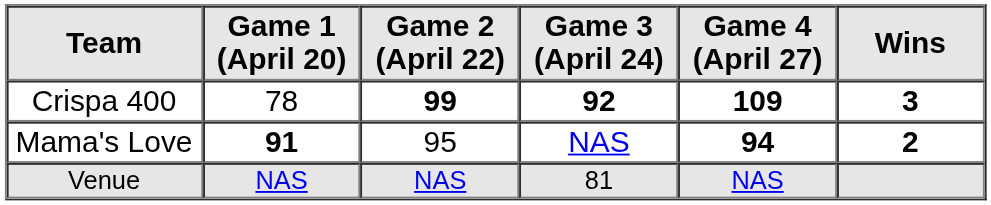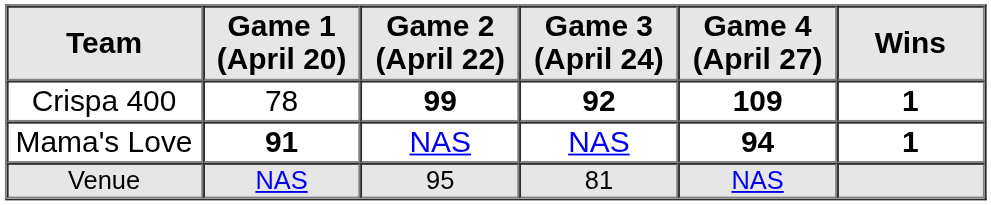(910, 100) 3 -> (910, 100) 1
(440, 141) 95 -> (440, 141) NAS
(910, 141) 2 -> (910, 141) 1
(440, 181) NAS -> (440, 181) 95
